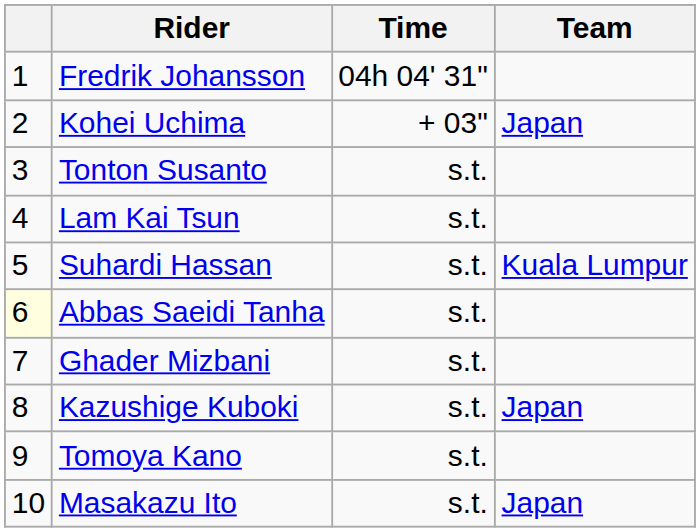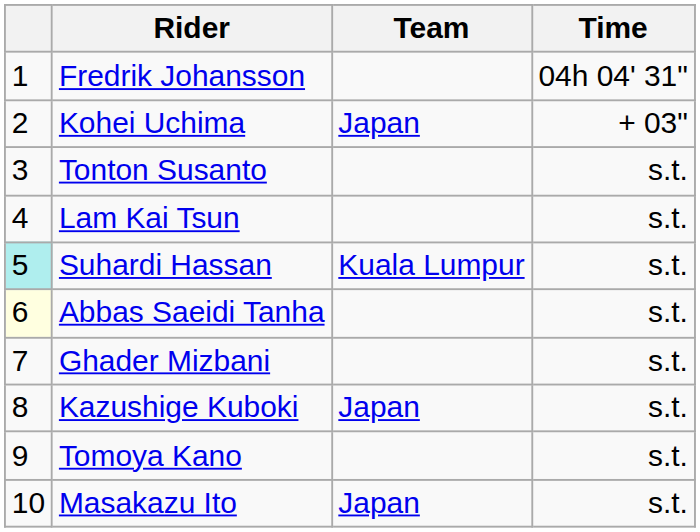columns swapped: (595, 28) <-> (413, 28)
(20, 265) no background -> (20, 265) paleturquoise background
